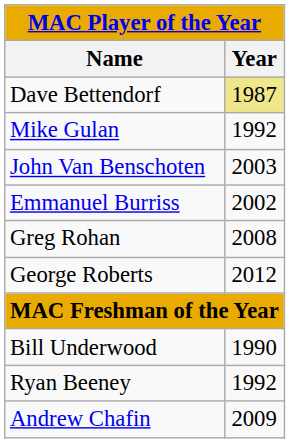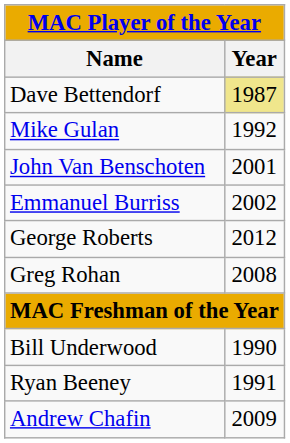(254, 166) 2003 -> (254, 166) 2001
rows swapped: (65, 238) <-> (81, 274)
(254, 382) 1992 -> (254, 382) 1991
